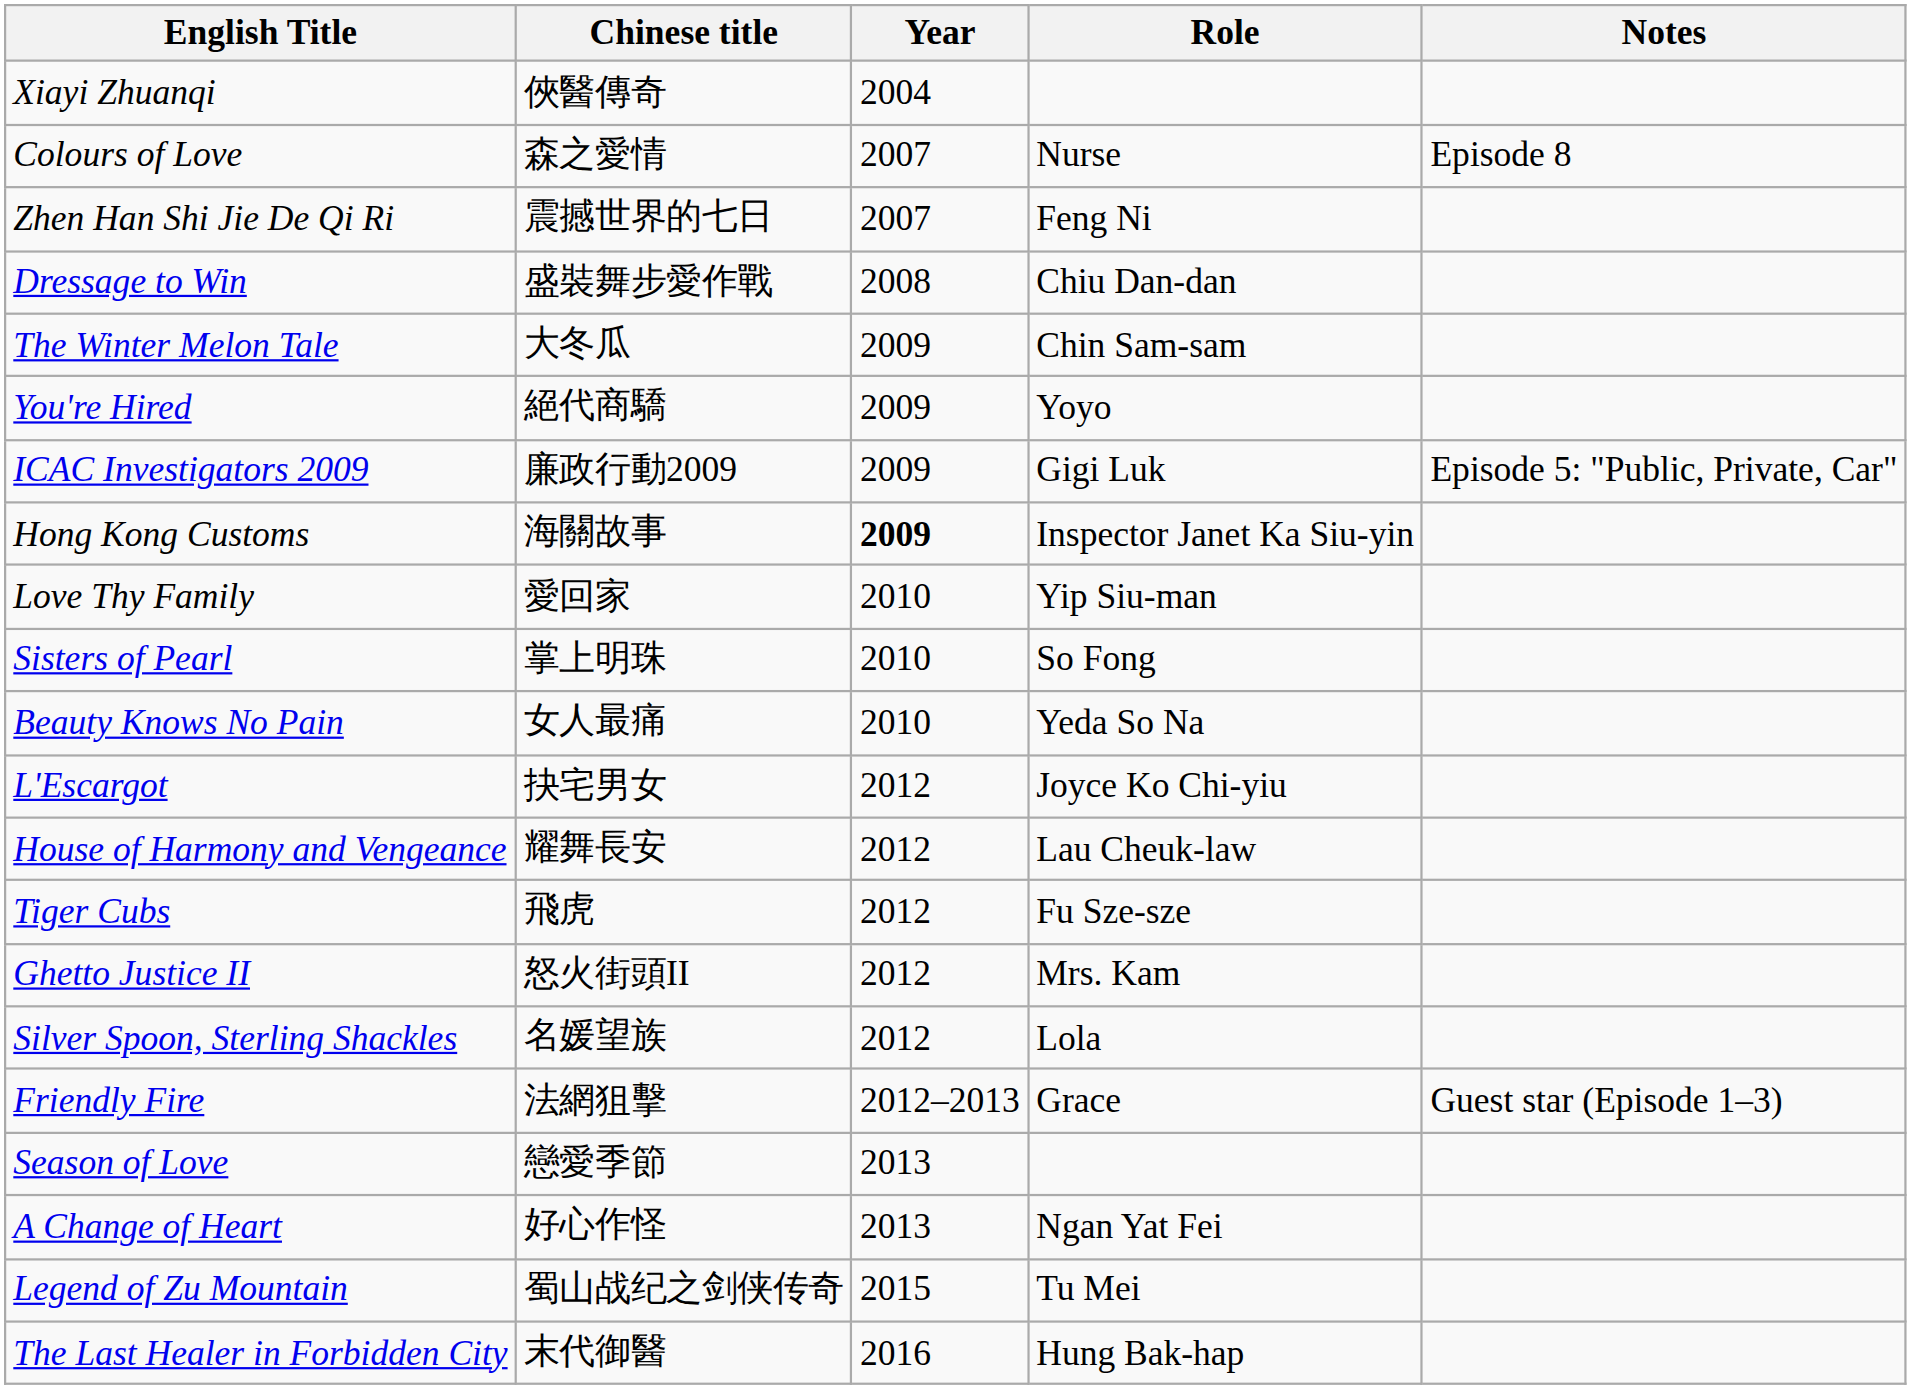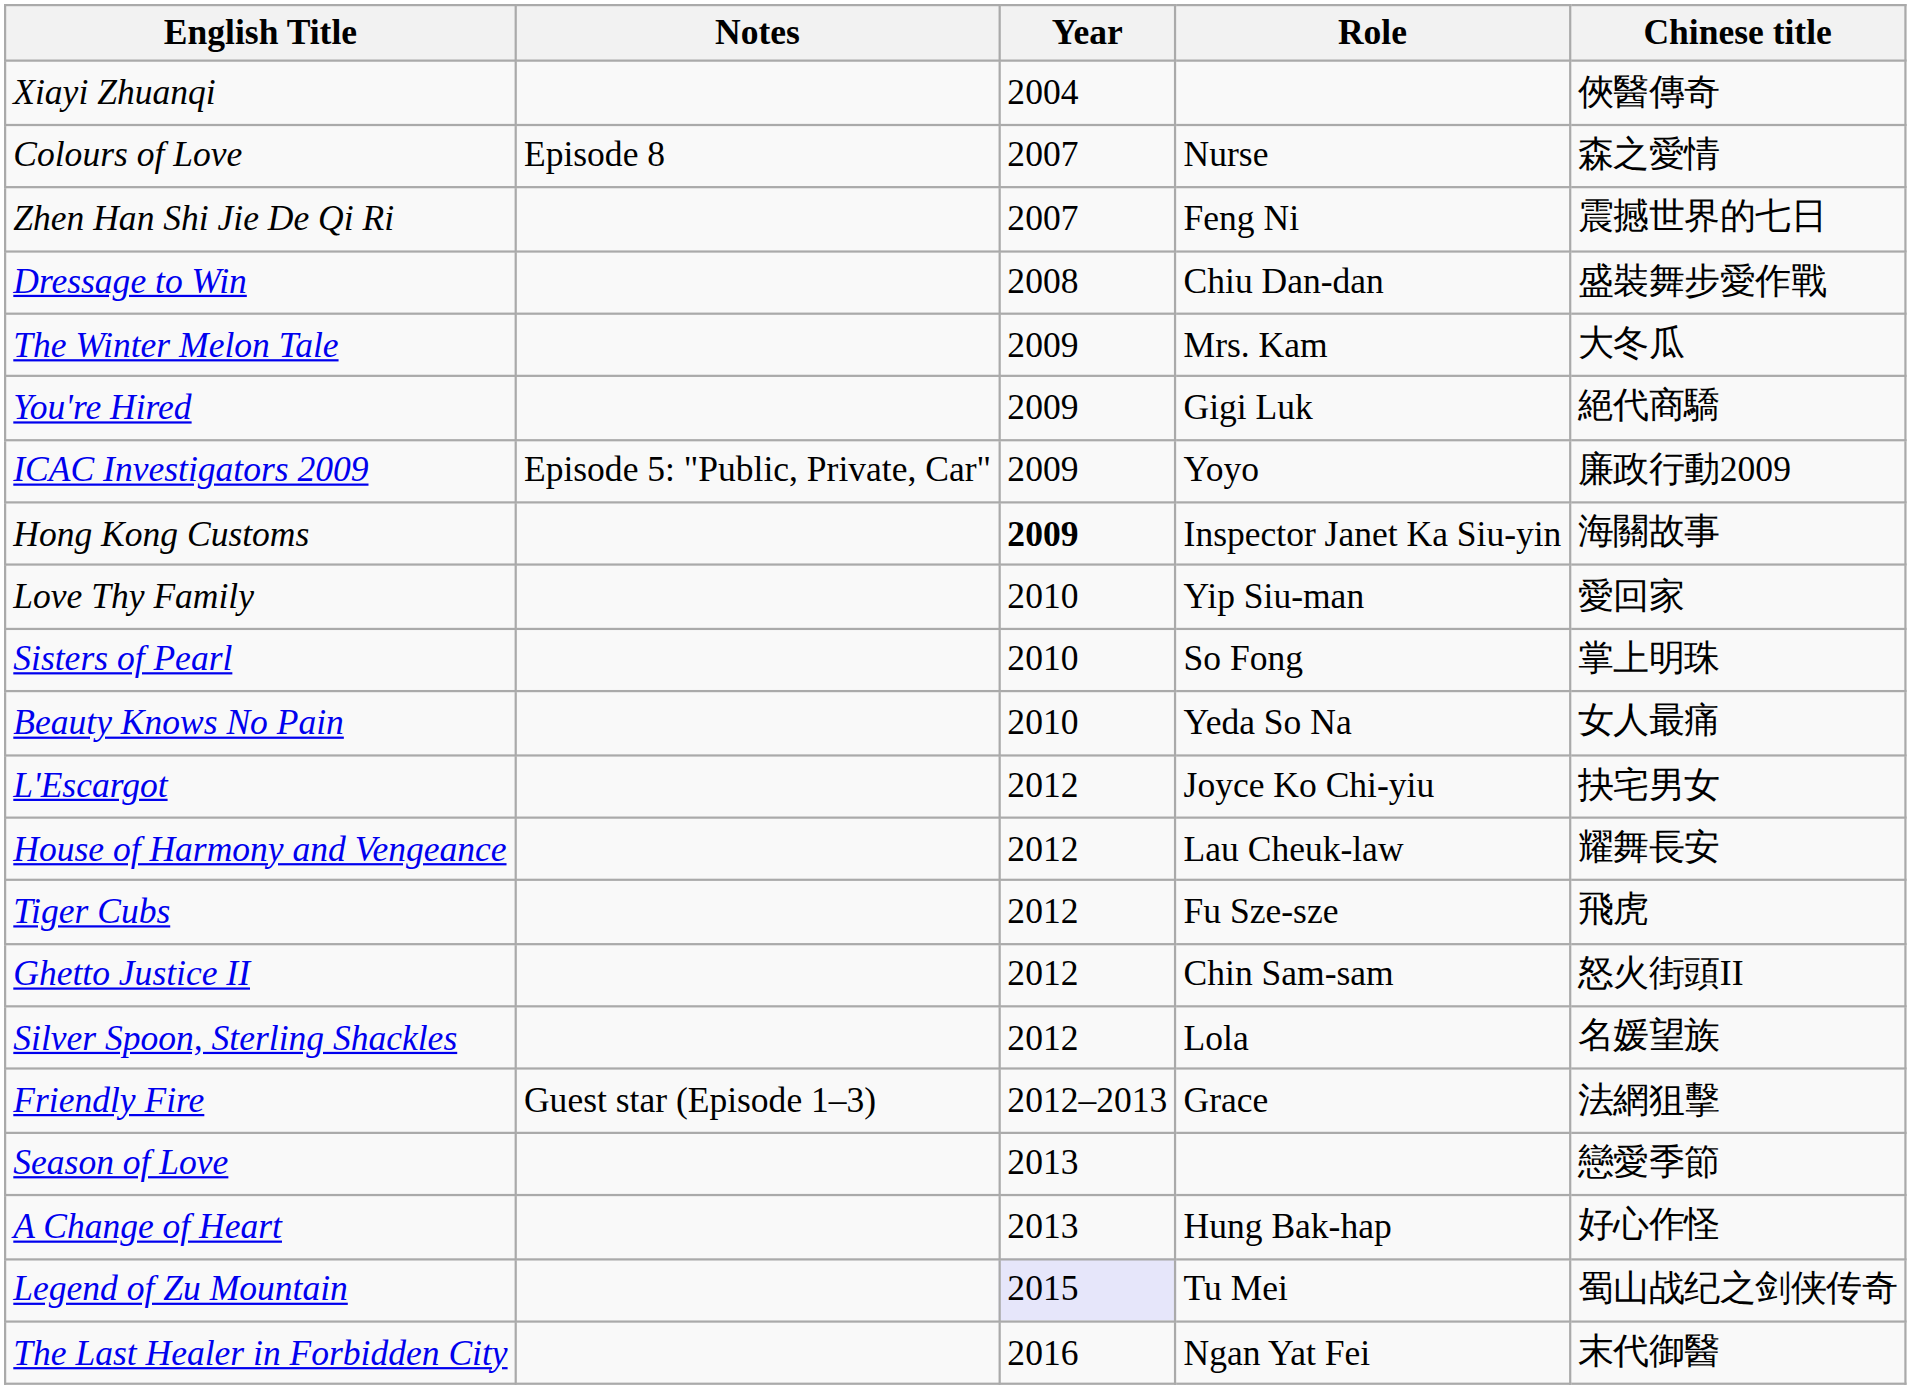columns swapped: (684, 32) <-> (1664, 32)
(1141, 344) Chin Sam-sam -> (1256, 344) Mrs. Kam
(1074, 407) Yoyo -> (1248, 407) Gigi Luk
(1101, 470) Gigi Luk -> (1221, 470) Yoyo
(1108, 974) Mrs. Kam -> (1289, 974) Chin Sam-sam
(1129, 1226) Ngan Yat Fei -> (1288, 1226) Hung Bak-hap
(896, 1289) no background -> (1043, 1289) lavender background
(1140, 1352) Hung Bak-hap -> (1277, 1352) Ngan Yat Fei
